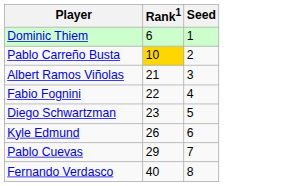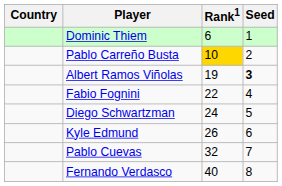+ column: (34, 15)
(153, 75) 21 -> (211, 75) 19
(190, 75) normal -> (249, 75) bold
(153, 113) 23 -> (211, 113) 24
(153, 152) 29 -> (211, 152) 32
